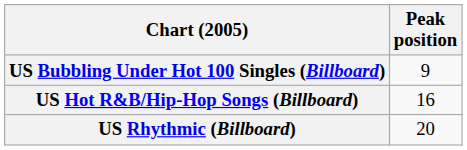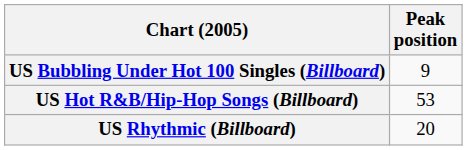(425, 99) 16 -> (425, 99) 53
